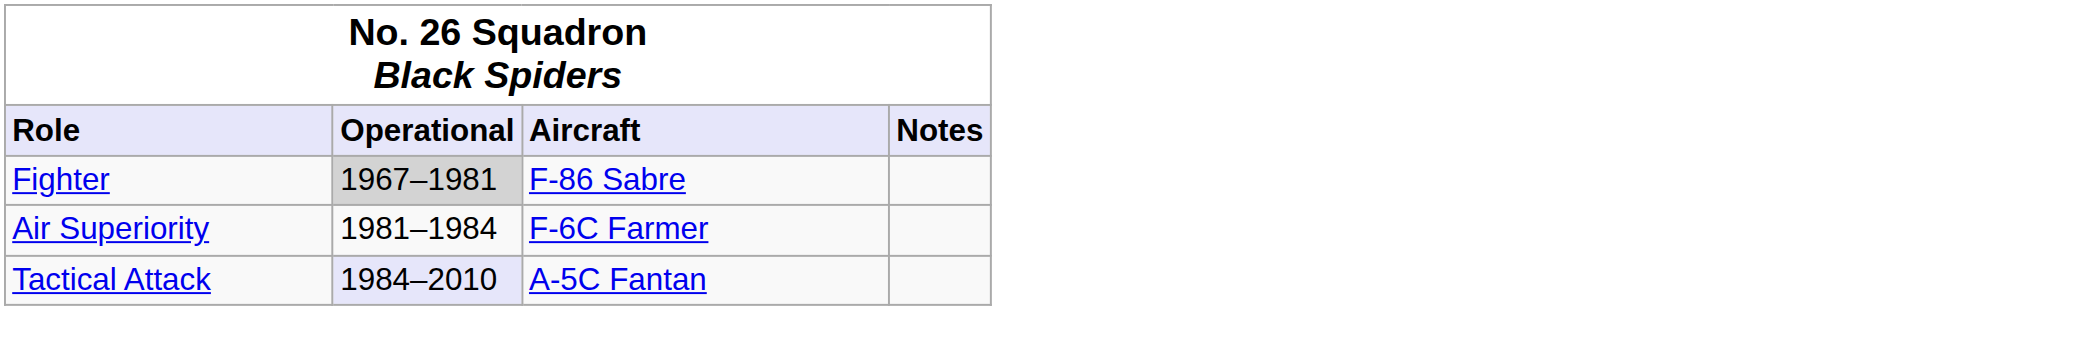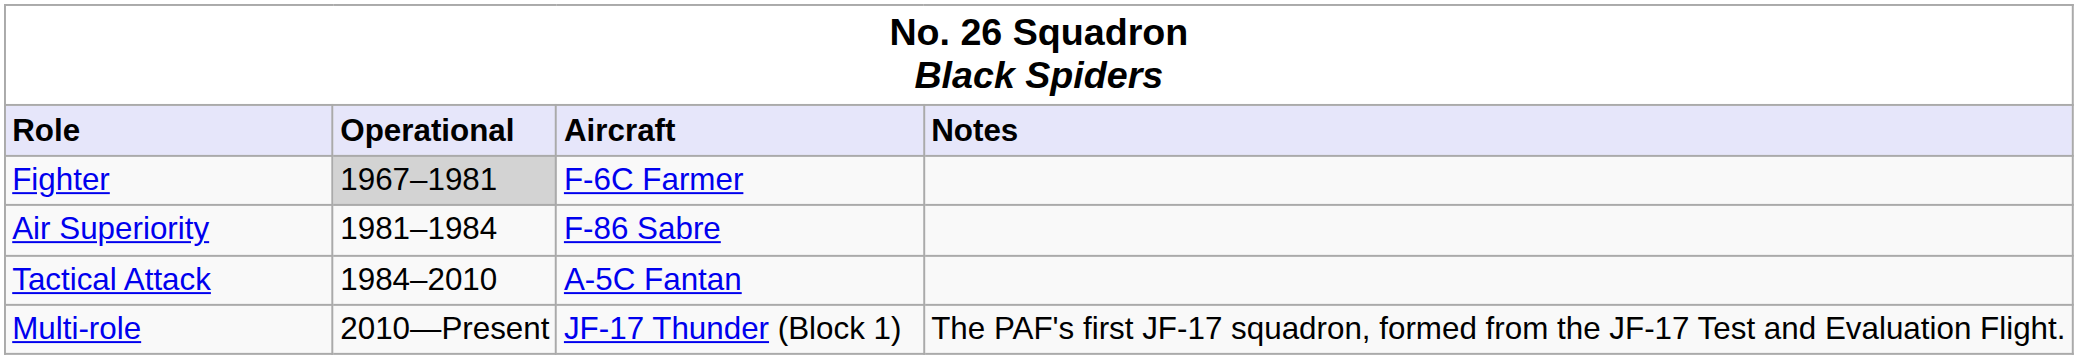(607, 179) F-86 Sabre -> (654, 179) F-6C Farmer
(619, 229) F-6C Farmer -> (642, 229) F-86 Sabre
(419, 279) lavender background -> (419, 279) no background
+ row: (77, 329)
